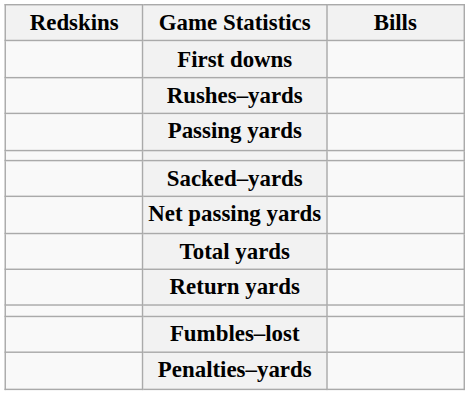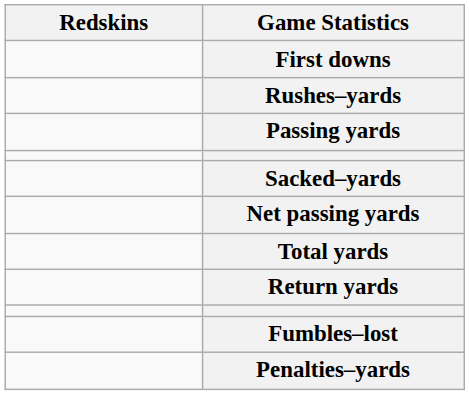- column: (395, 22)
